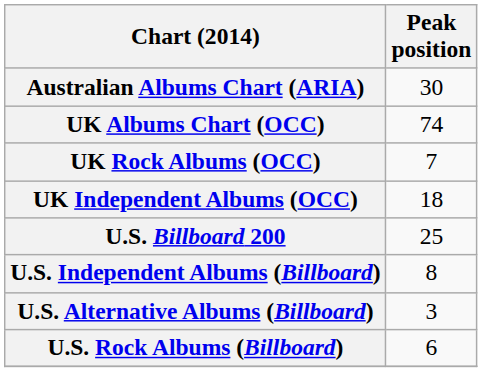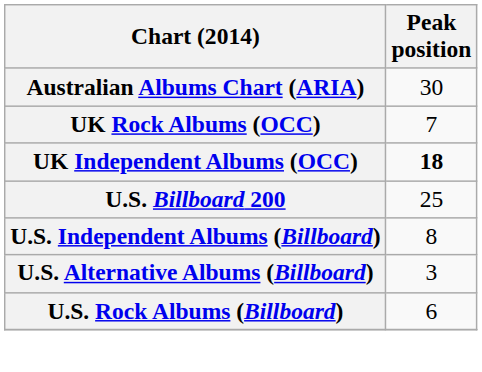- row: (195, 124)
(431, 198) normal -> (431, 161) bold
